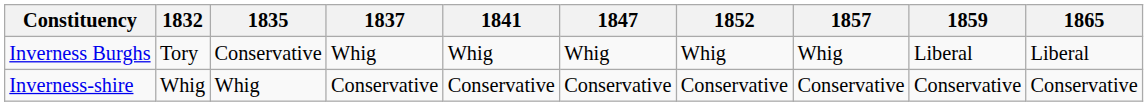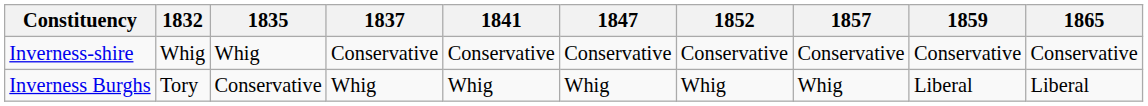rows swapped: (80, 52) <-> (71, 85)
